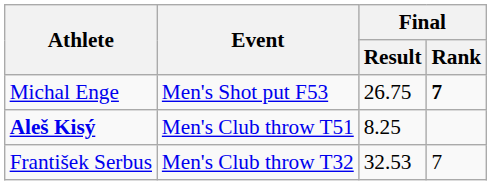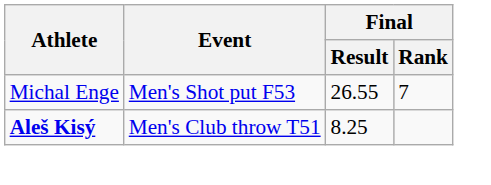(388, 92) 26.75 -> (354, 92) 26.55
(437, 92) bold -> (404, 92) normal
- row: (81, 162)
